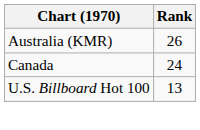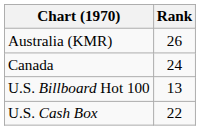+ row: (53, 112)
